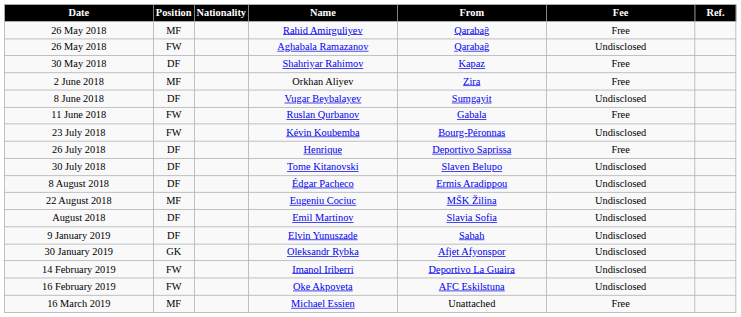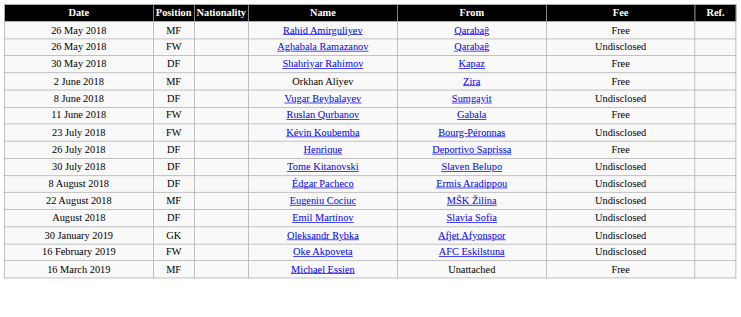- row: (323, 235)
- row: (323, 269)
